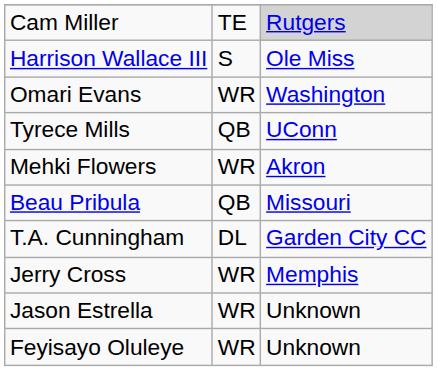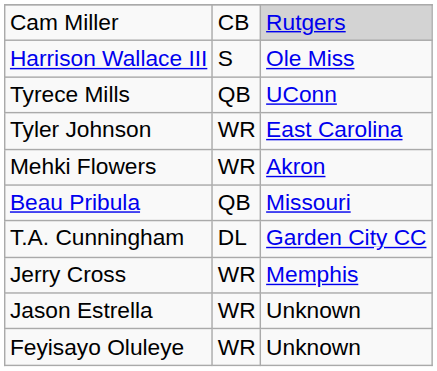(232, 22) TE -> (234, 22) CB
- row: (76, 94)
+ row: (81, 130)
